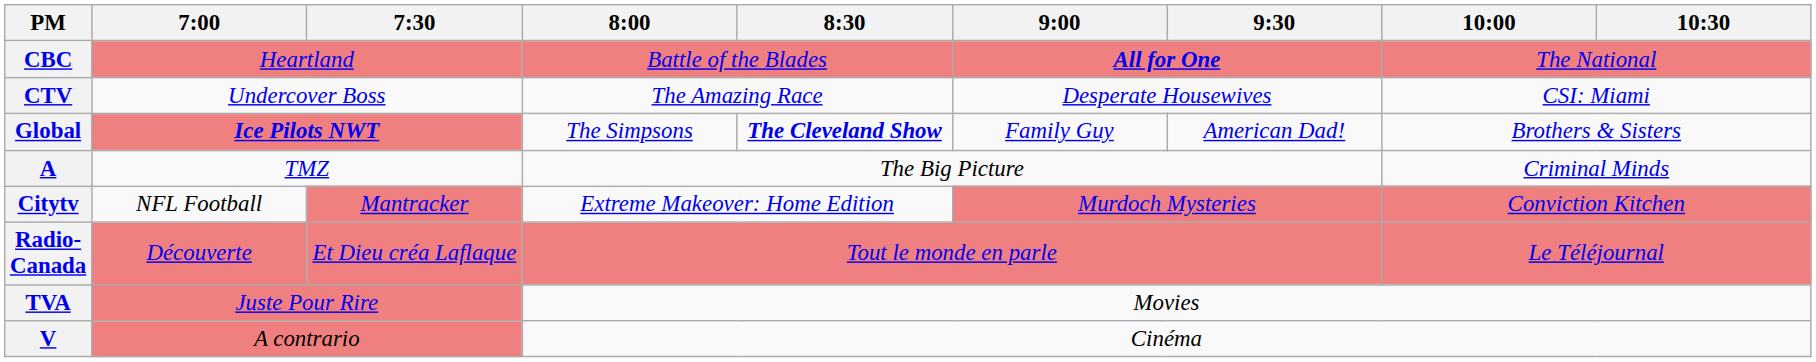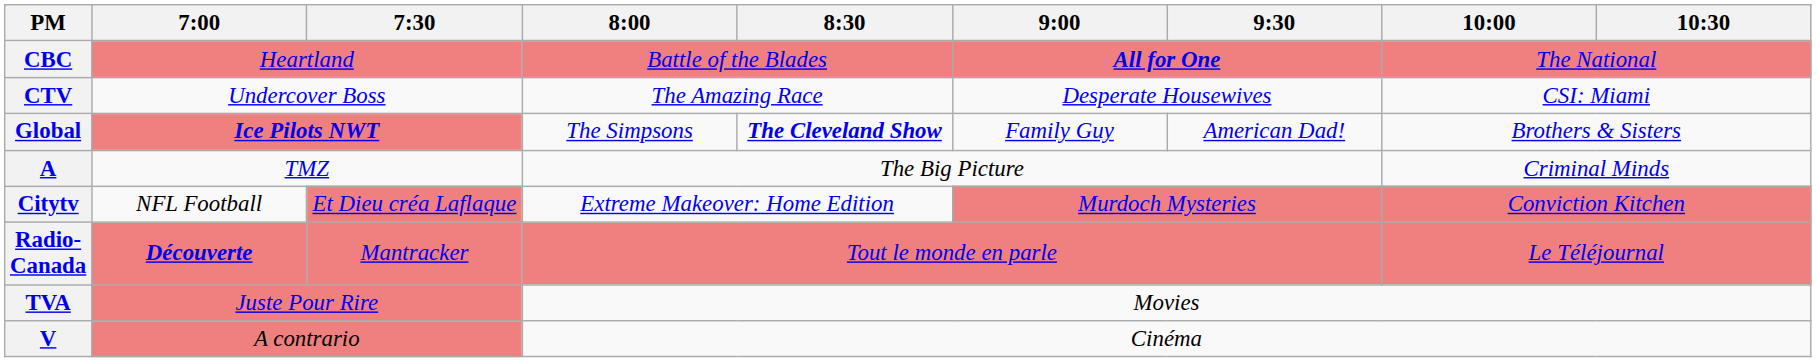(414, 204) Mantracker -> (414, 204) Et Dieu créa Laflaque
(199, 253) normal -> (199, 253) bold
(414, 253) Et Dieu créa Laflaque -> (414, 253) Mantracker
